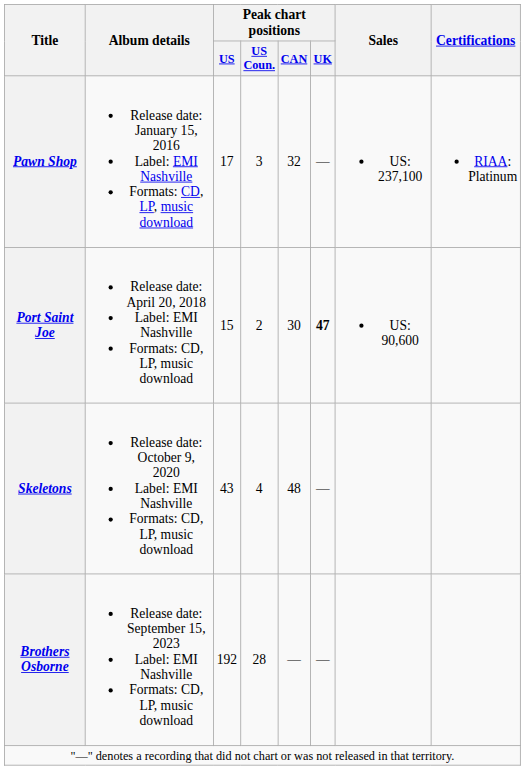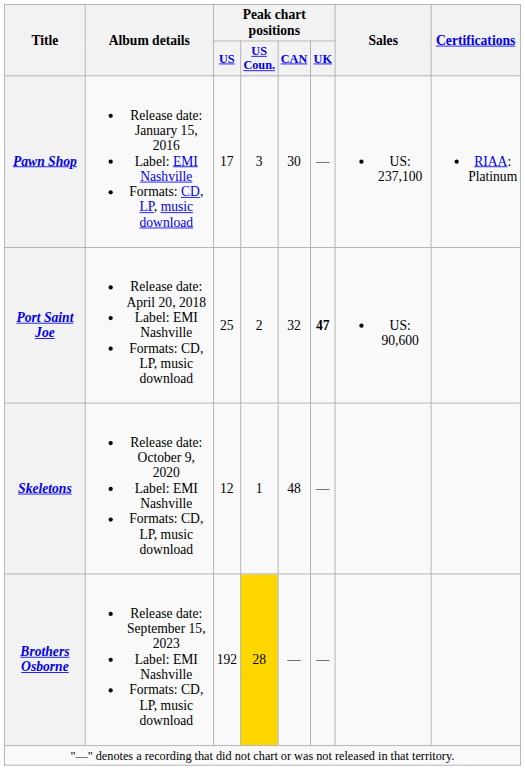(294, 161) 32 -> (294, 161) 30
(227, 325) 15 -> (227, 325) 25
(294, 325) 30 -> (294, 325) 32
(227, 488) 43 -> (227, 488) 12
(259, 488) 4 -> (259, 488) 1
(259, 659) no background -> (259, 659) gold background
